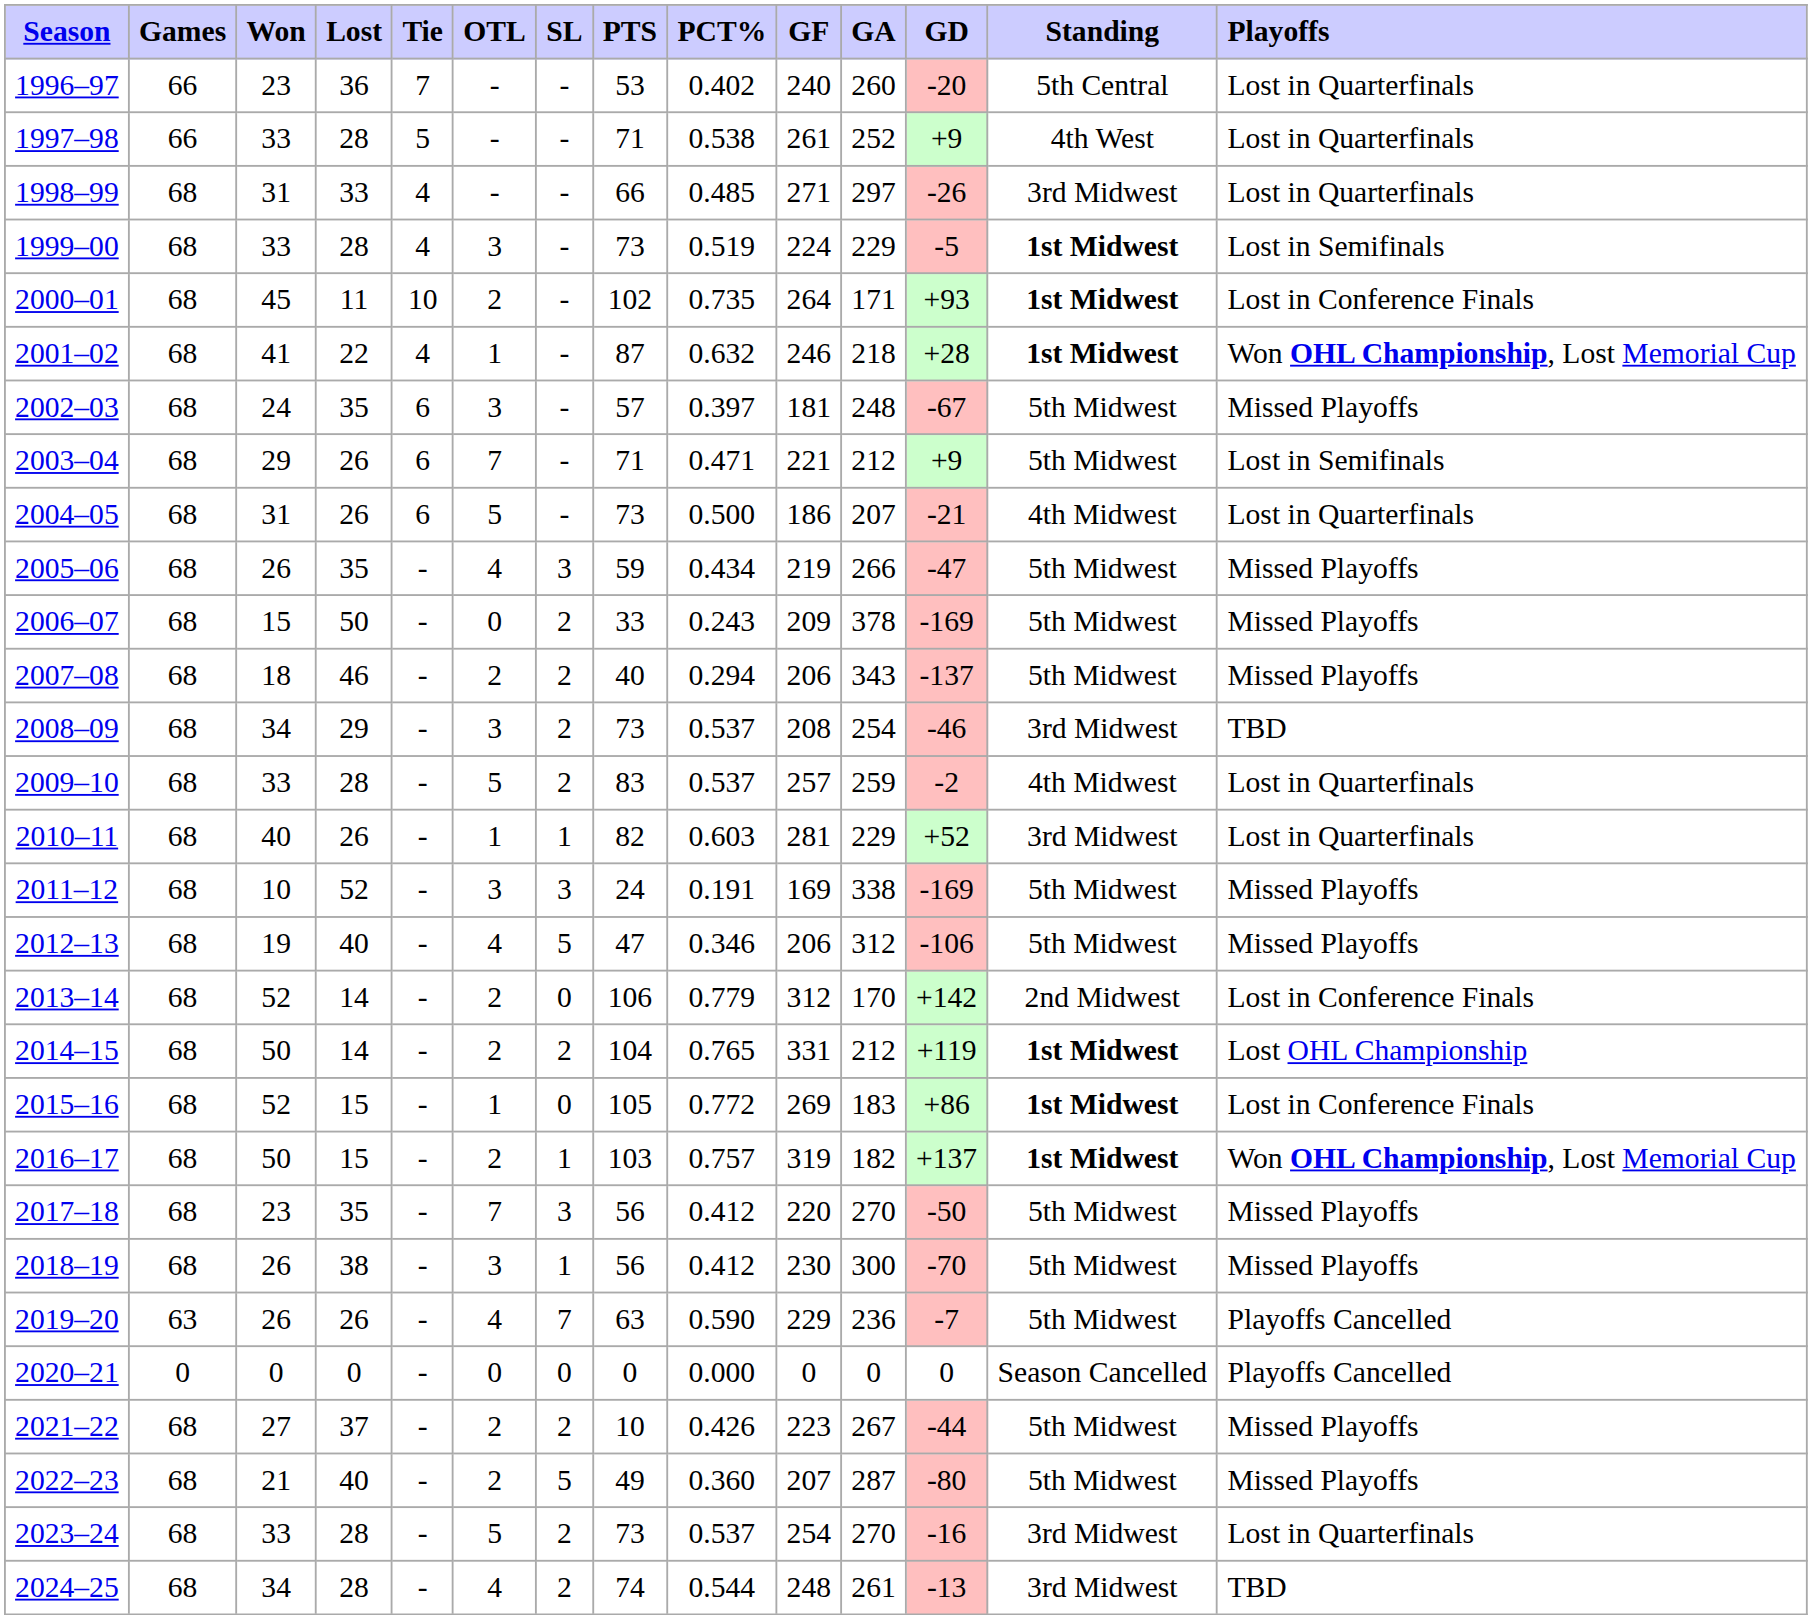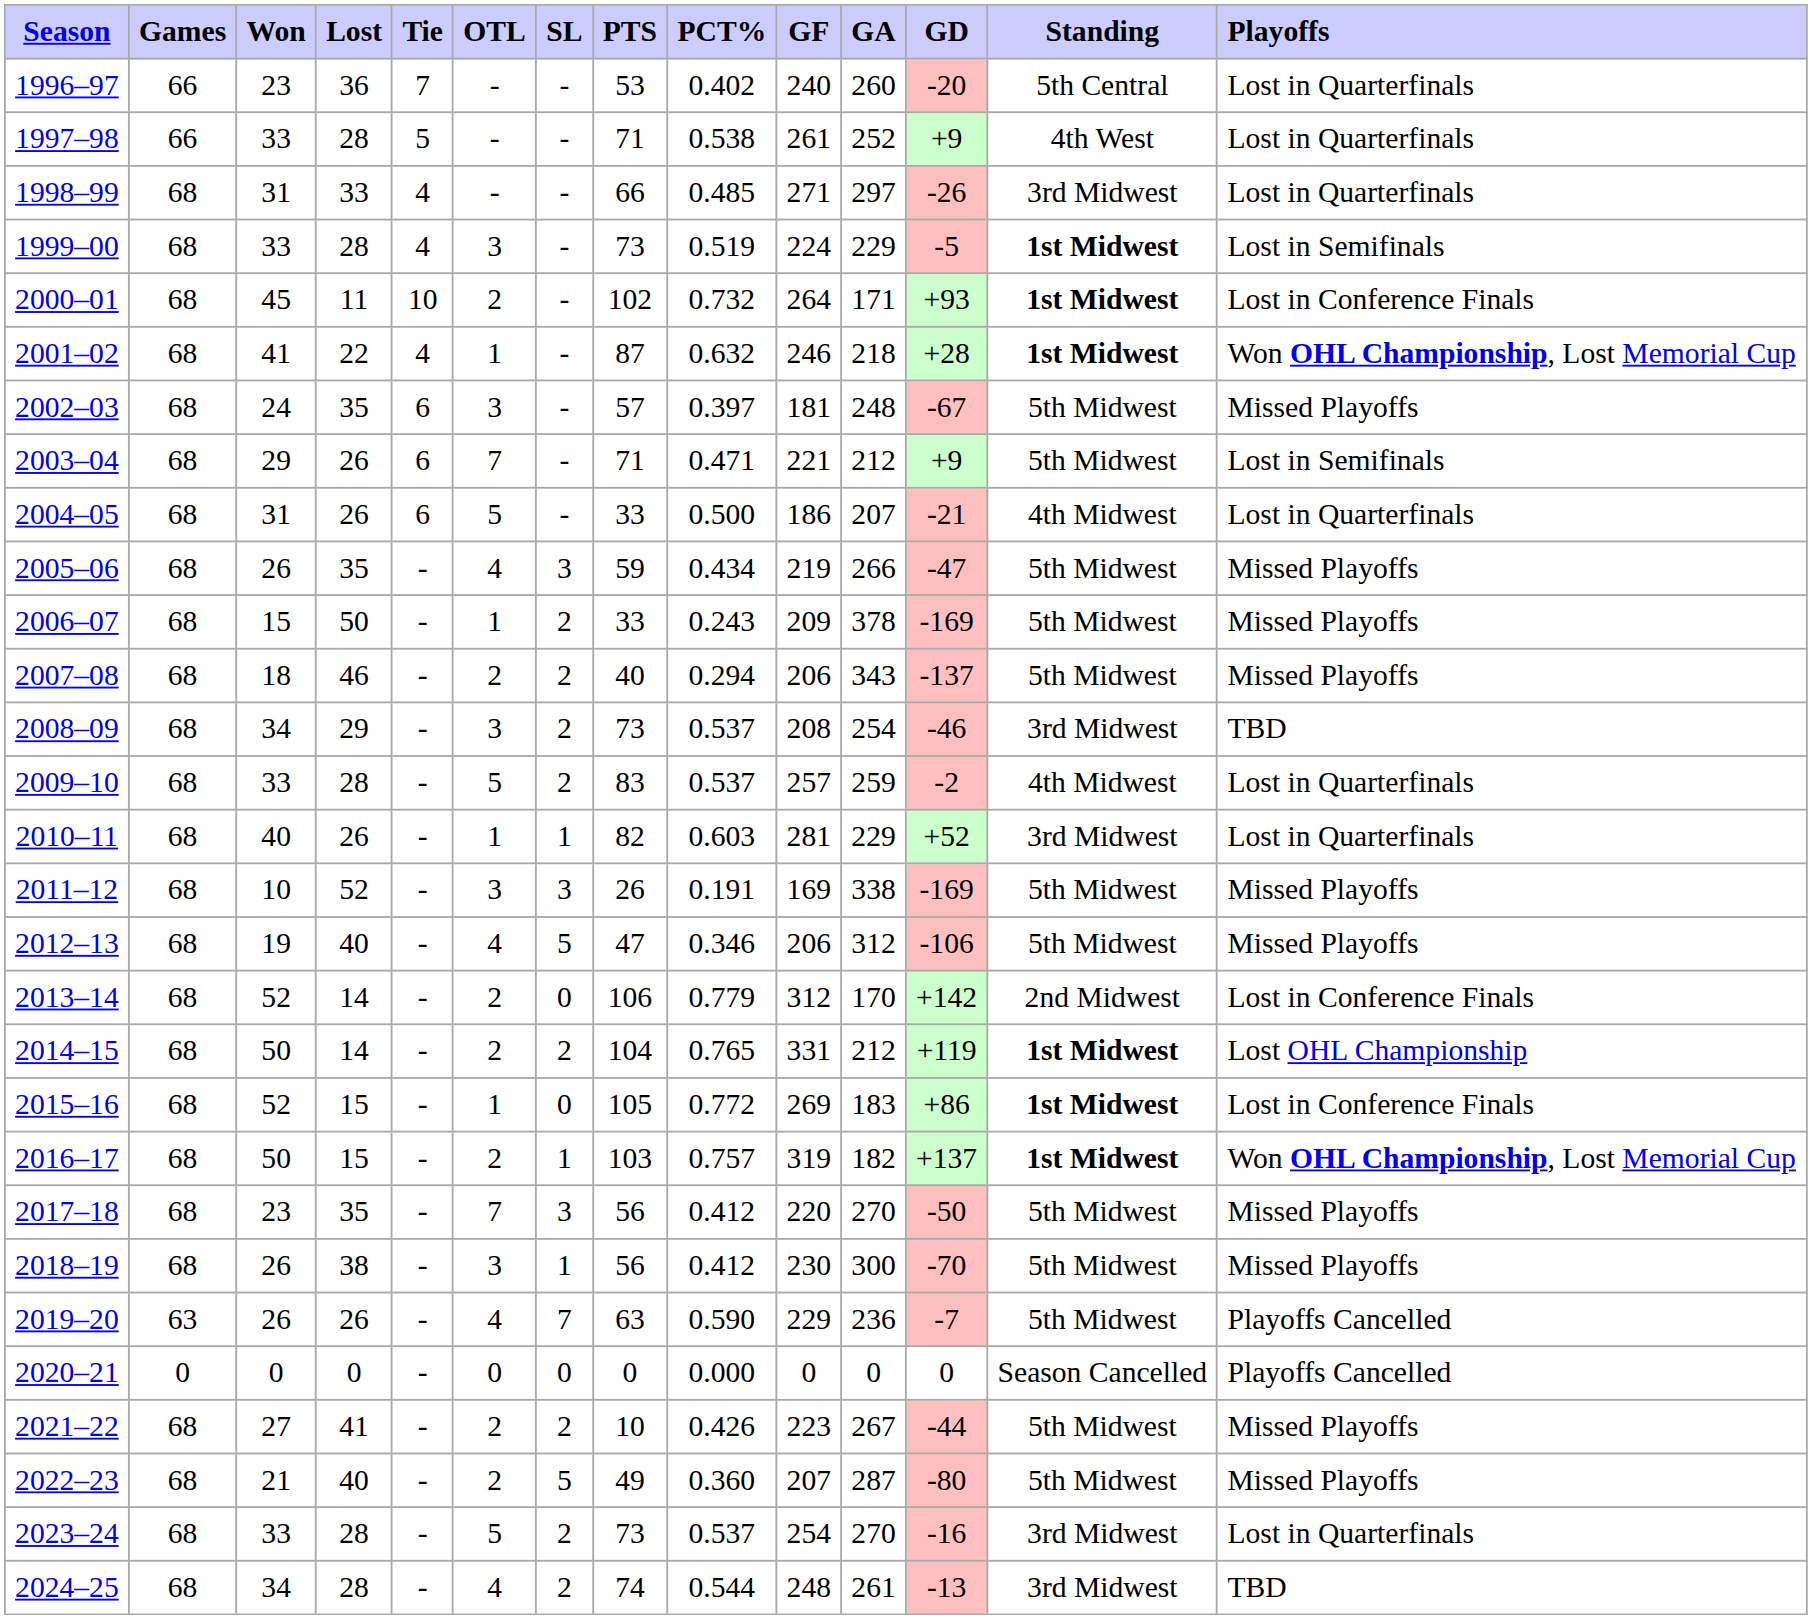(722, 299) 0.735 -> (722, 299) 0.732
(630, 514) 73 -> (630, 514) 33
(495, 621) 0 -> (495, 621) 1
(630, 889) 24 -> (630, 889) 26
(354, 1426) 37 -> (354, 1426) 41
